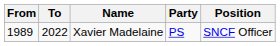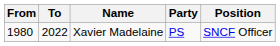(20, 32) 1989 -> (20, 32) 1980
